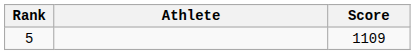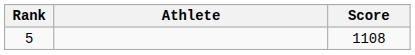(369, 39) 1109 -> (369, 39) 1108
